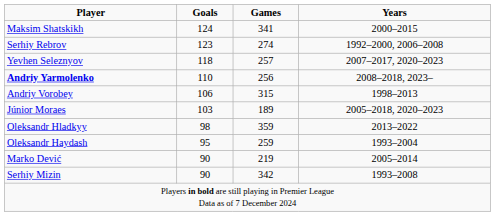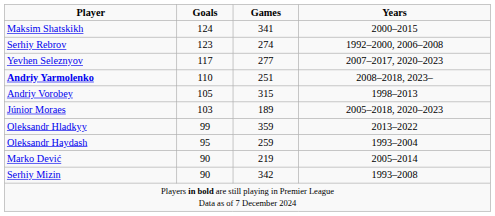(205, 61) 118 -> (205, 61) 117
(266, 61) 257 -> (266, 61) 277
(266, 77) 256 -> (266, 77) 251
(205, 94) 106 -> (205, 94) 105
(205, 126) 98 -> (205, 126) 99
